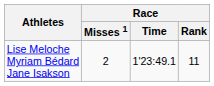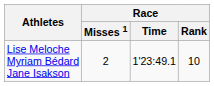(194, 61) 11 -> (194, 61) 10
